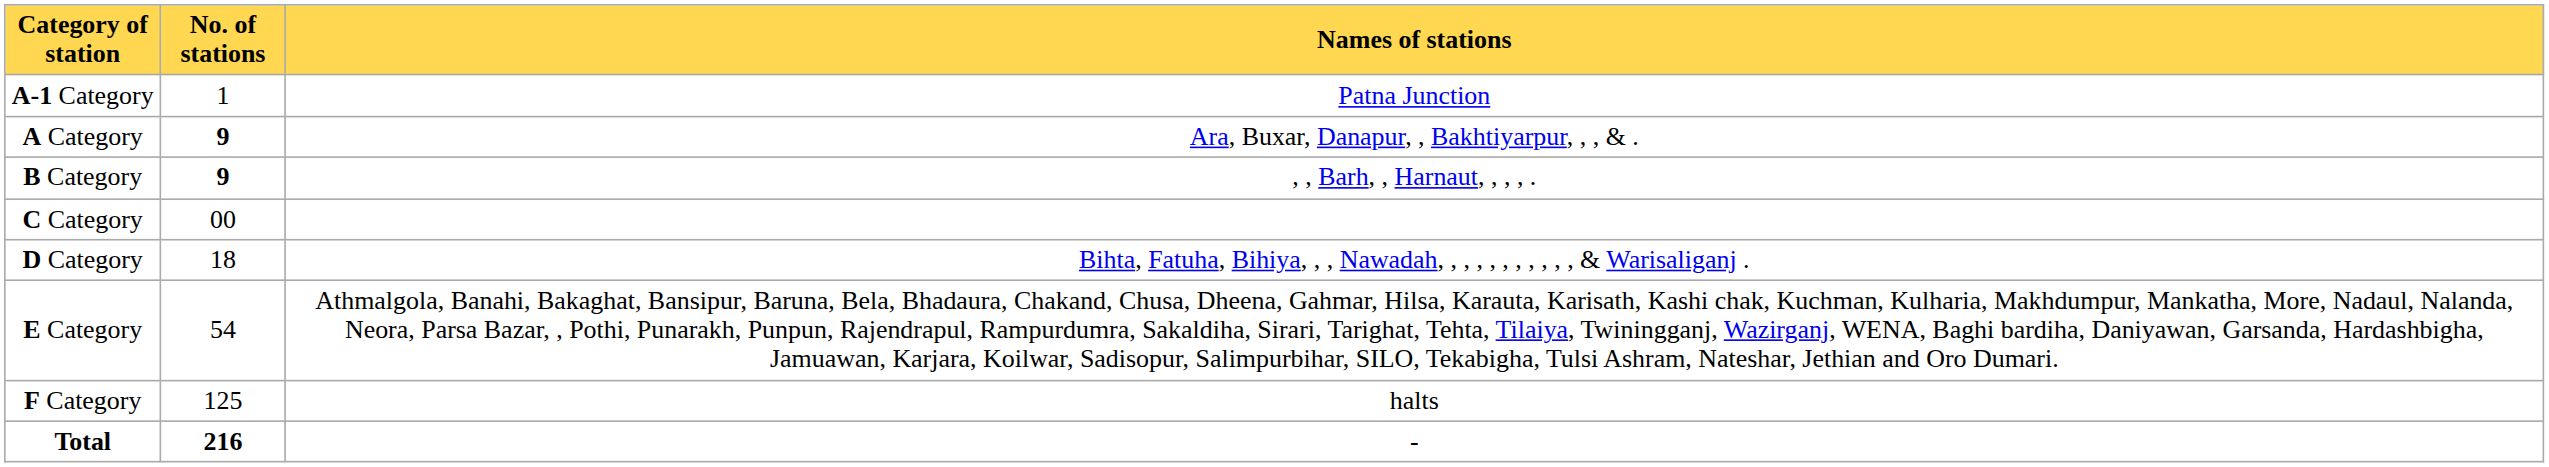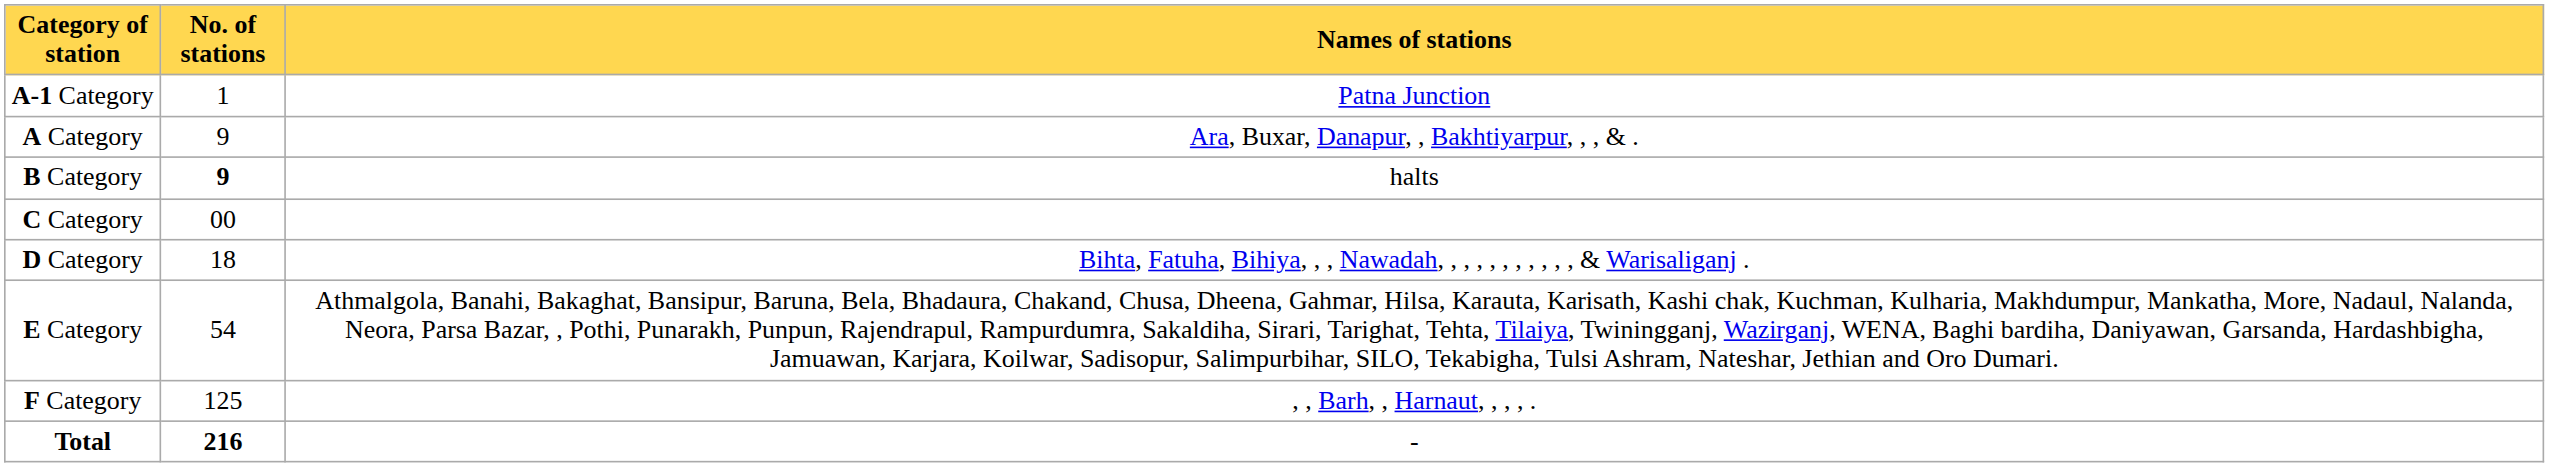(223, 136) bold -> (223, 136) normal
(1414, 177) , , Barh, , Harnaut, , , , . -> (1414, 177) halts
(1414, 400) halts -> (1414, 400) , , Barh, , Harnaut, , , , .
